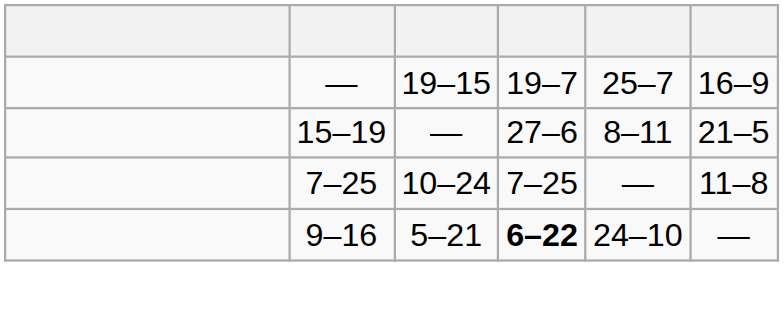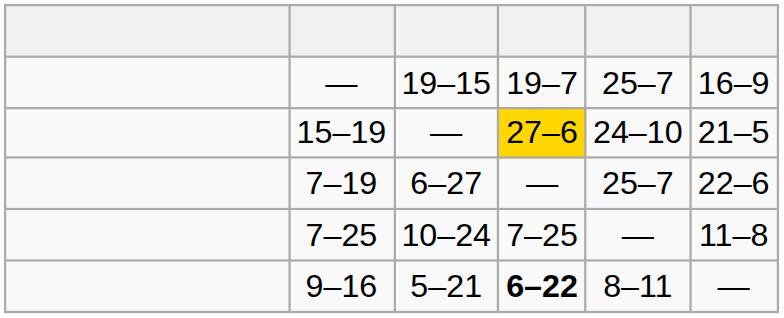(542, 133) no background -> (542, 133) gold background
(638, 133) 8–11 -> (638, 133) 24–10
+ row: (341, 184)
(638, 235) 24–10 -> (638, 286) 8–11
